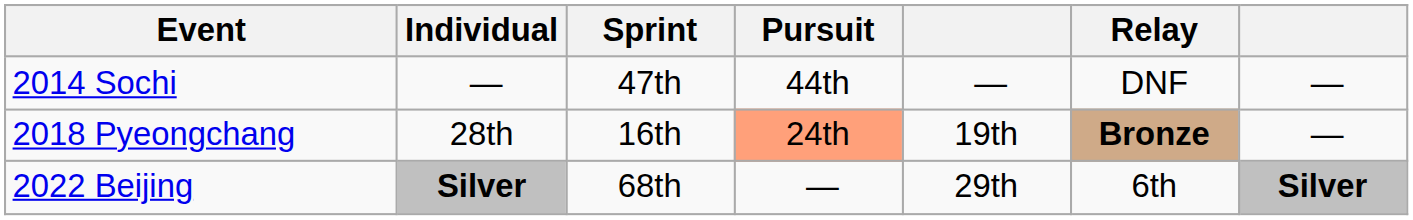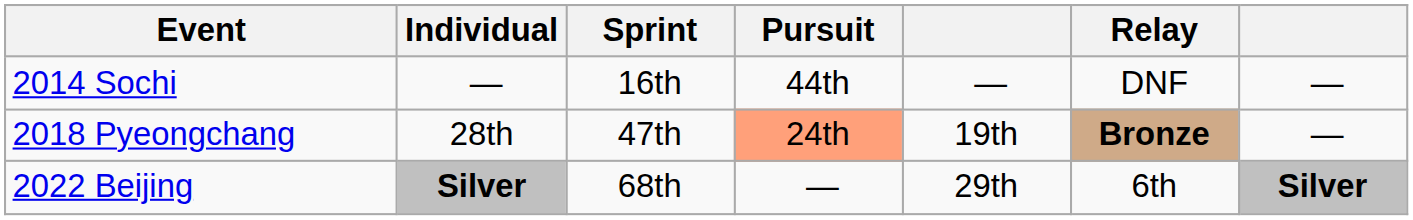(650, 82) 47th -> (650, 82) 16th
(650, 134) 16th -> (650, 134) 47th
